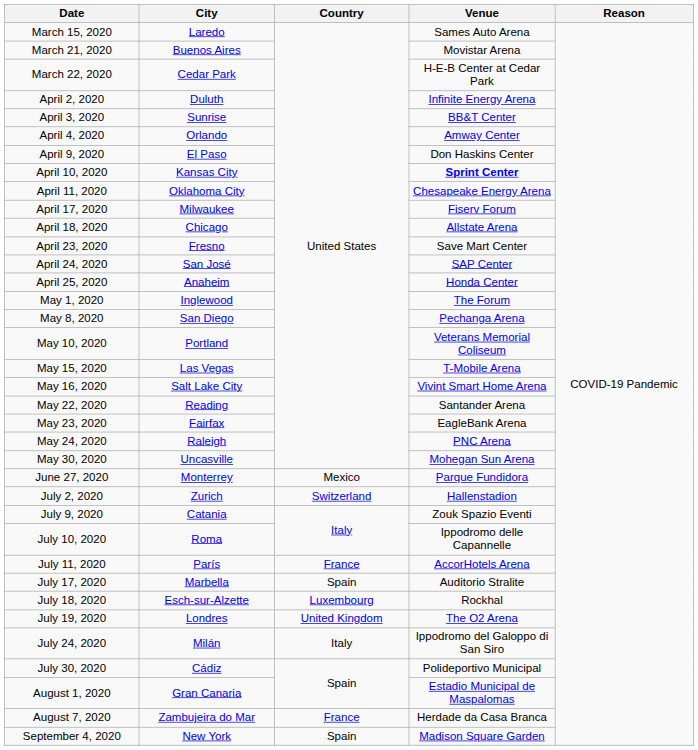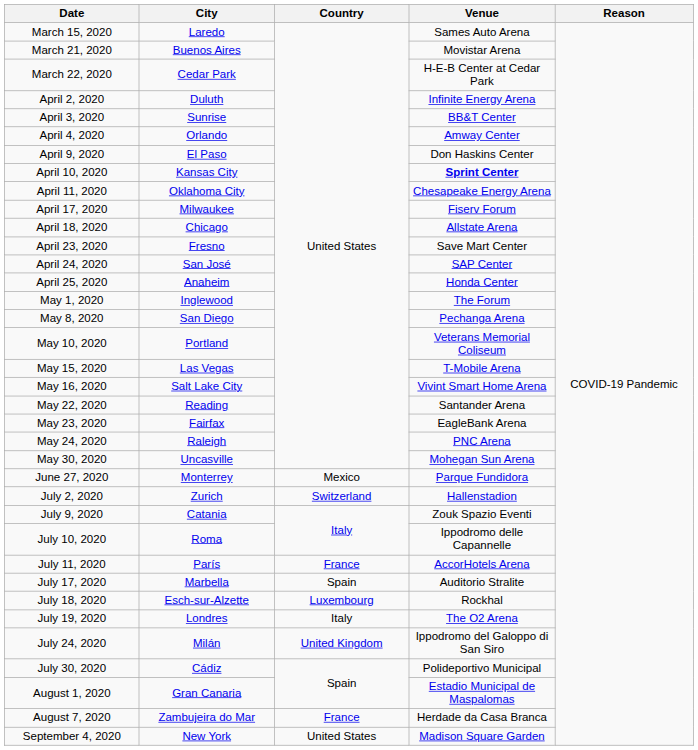(342, 618) United Kingdom -> (342, 618) Italy
(342, 643) Italy -> (342, 643) United Kingdom
(342, 736) Spain -> (342, 736) United States
